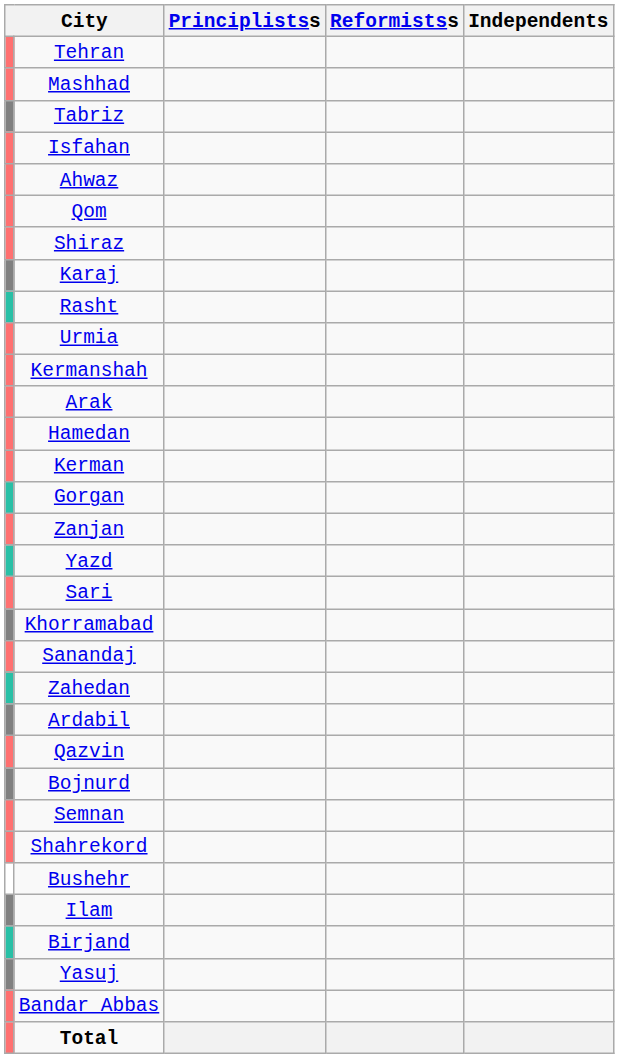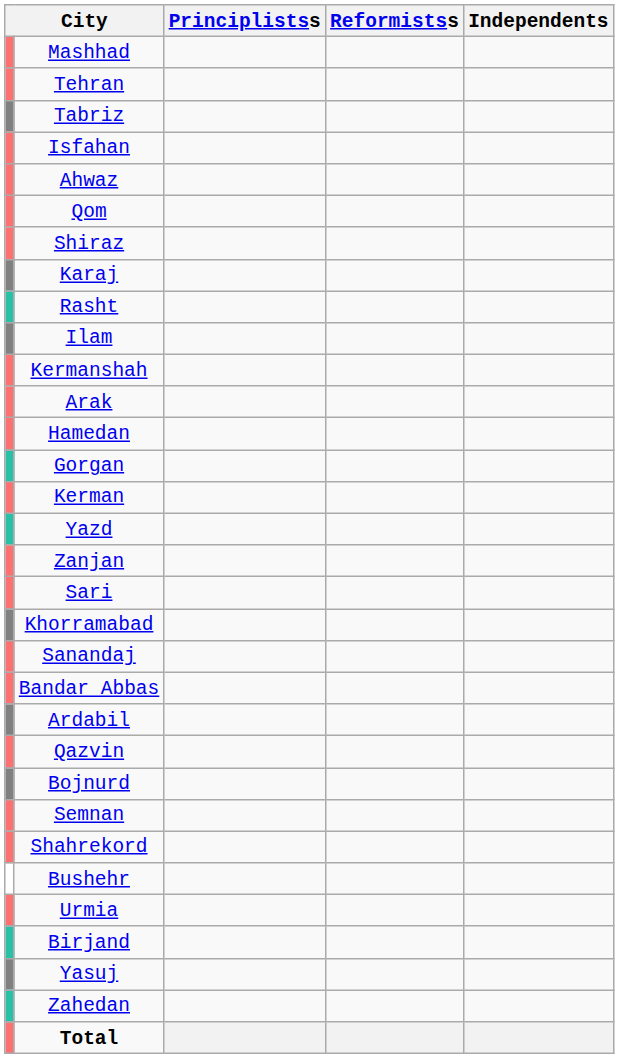rows swapped: (89, 52) <-> (89, 84)
rows swapped: (89, 338) <-> (89, 911)
rows swapped: (89, 466) <-> (89, 497)
rows swapped: (89, 529) <-> (89, 561)
rows swapped: (89, 1006) <-> (89, 688)
